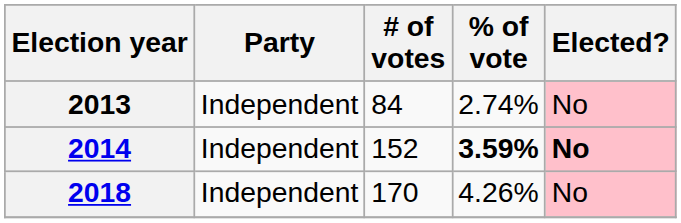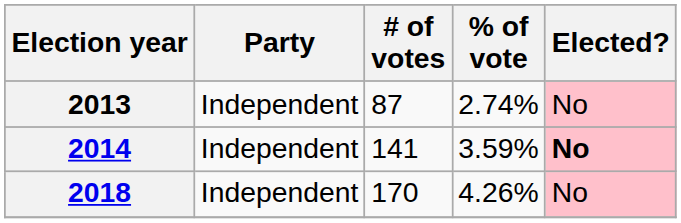(387, 103) 84 -> (387, 103) 87
(395, 148) 152 -> (395, 148) 141
(499, 148) bold -> (499, 148) normal
